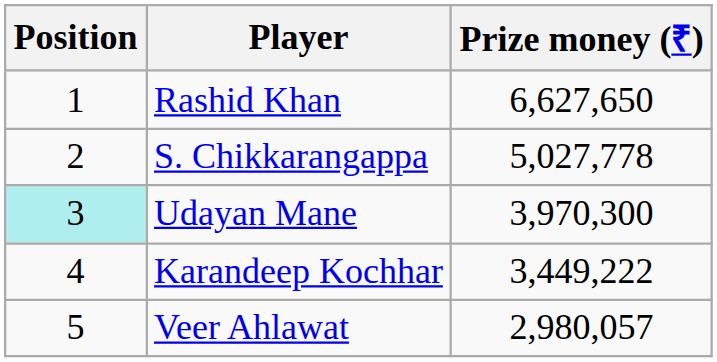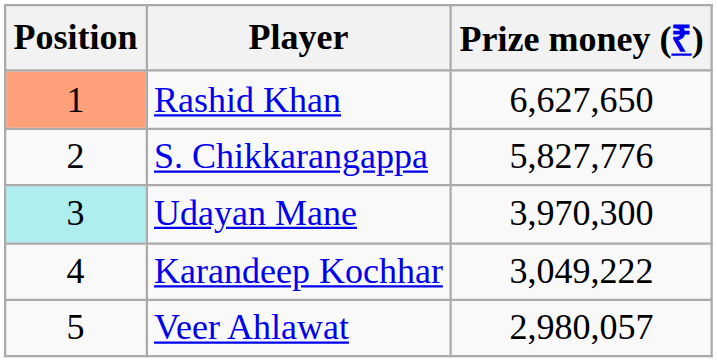(75, 99) no background -> (75, 99) lightsalmon background
(582, 156) 5,027,778 -> (582, 156) 5,827,776
(582, 270) 3,449,222 -> (582, 270) 3,049,222
